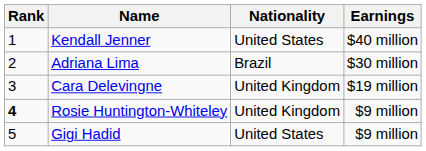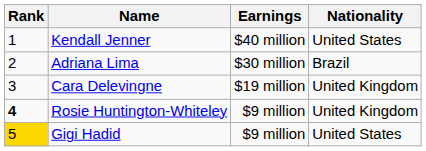columns swapped: (287, 16) <-> (382, 16)
(12, 134) no background -> (12, 134) gold background
